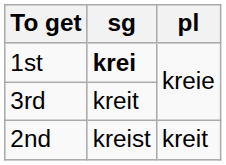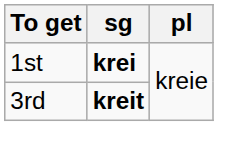(116, 100) normal -> (118, 100) bold
- row: (31, 139)
